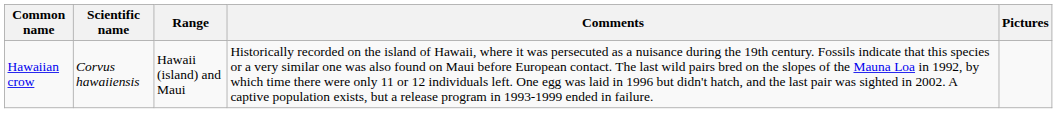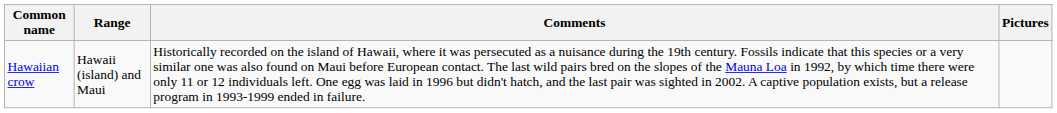- column: (113, 22)
